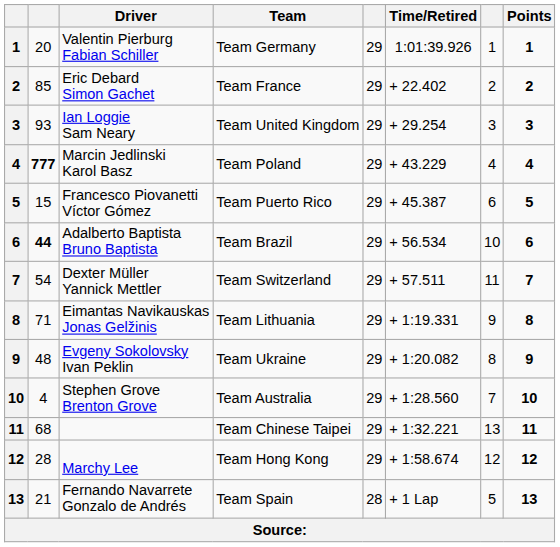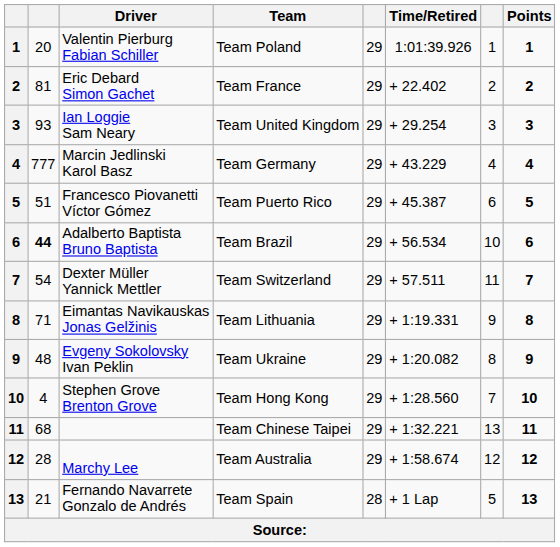(266, 47) Team Germany -> (259, 47) Team Poland
(43, 86) 85 -> (43, 86) 81
(43, 164) bold -> (43, 164) normal
(259, 164) Team Poland -> (266, 164) Team Germany
(43, 203) 15 -> (43, 203) 51
(264, 397) Team Australia -> (272, 397) Team Hong Kong
(272, 459) Team Hong Kong -> (264, 459) Team Australia
